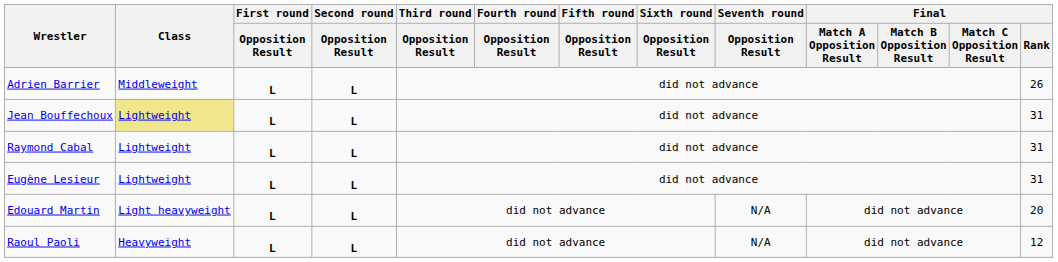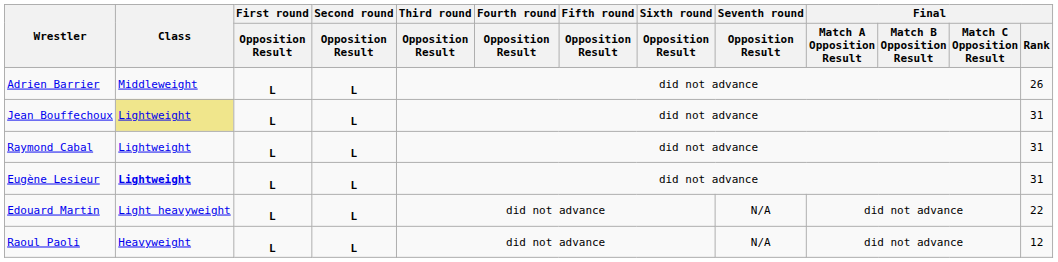(155, 178) normal -> (155, 178) bold
(1037, 210) 20 -> (1037, 210) 22
